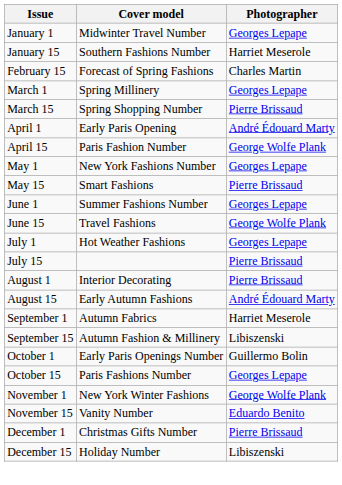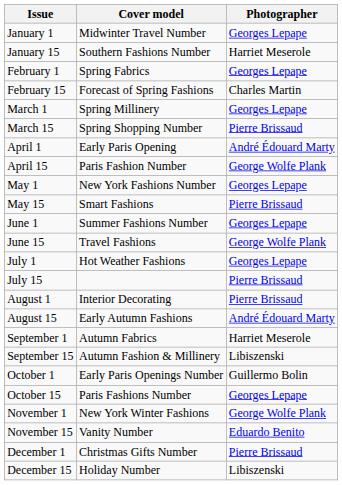+ row: (33, 71)
